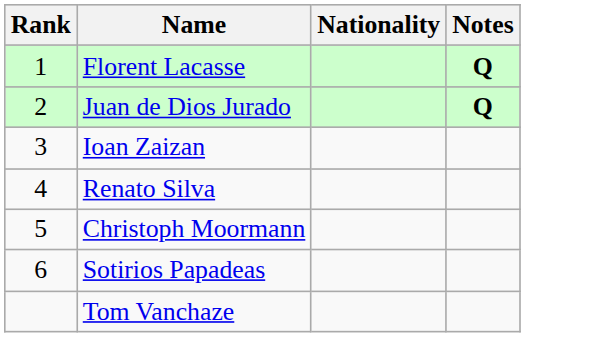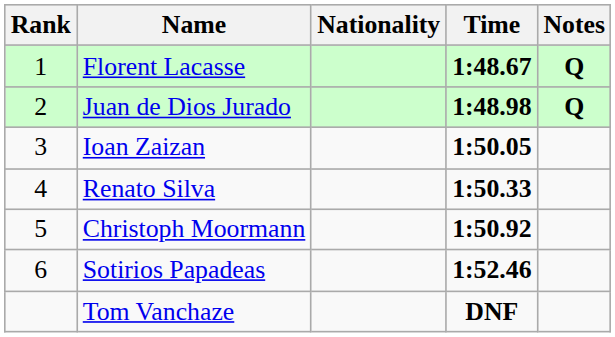+ column: (492, 24)
